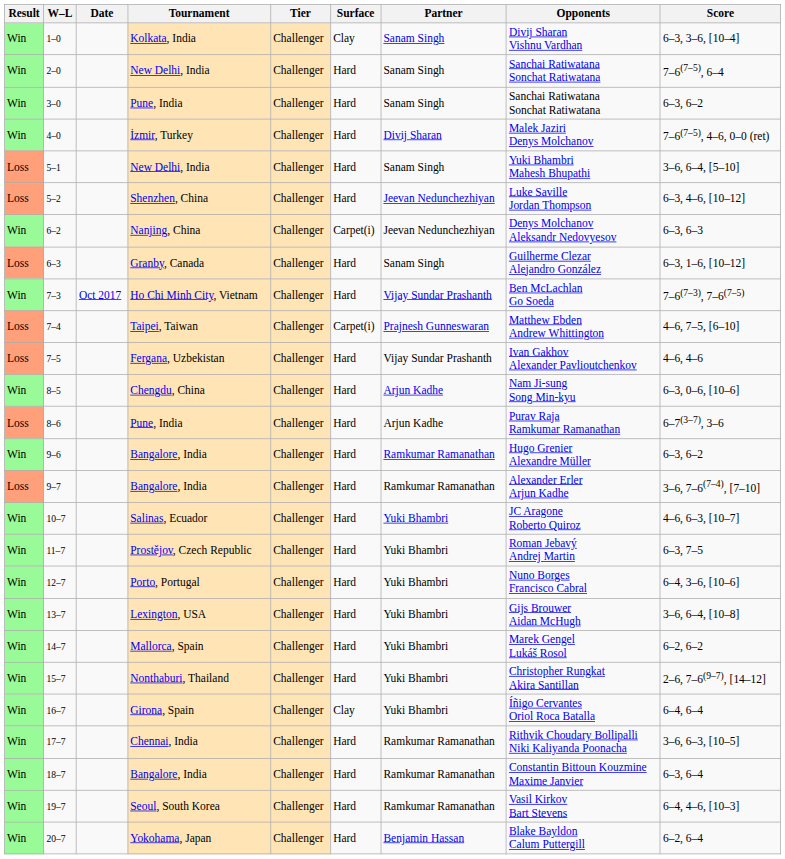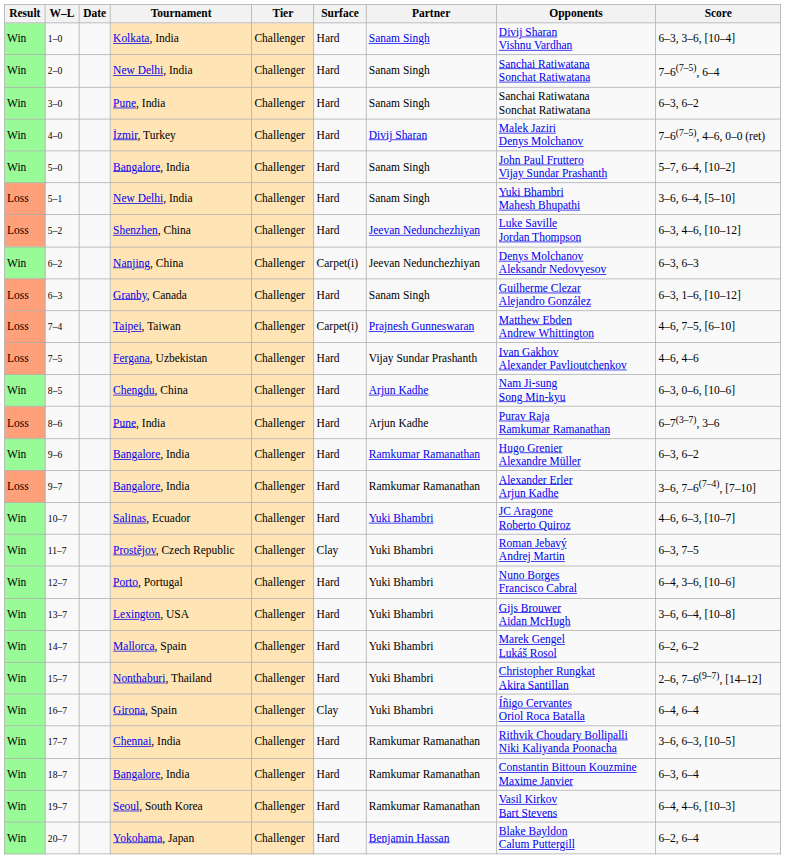(344, 38) Clay -> (328, 38) Hard
+ row: (55, 167)
- row: (54, 295)
(345, 549) Hard -> (327, 549) Clay
